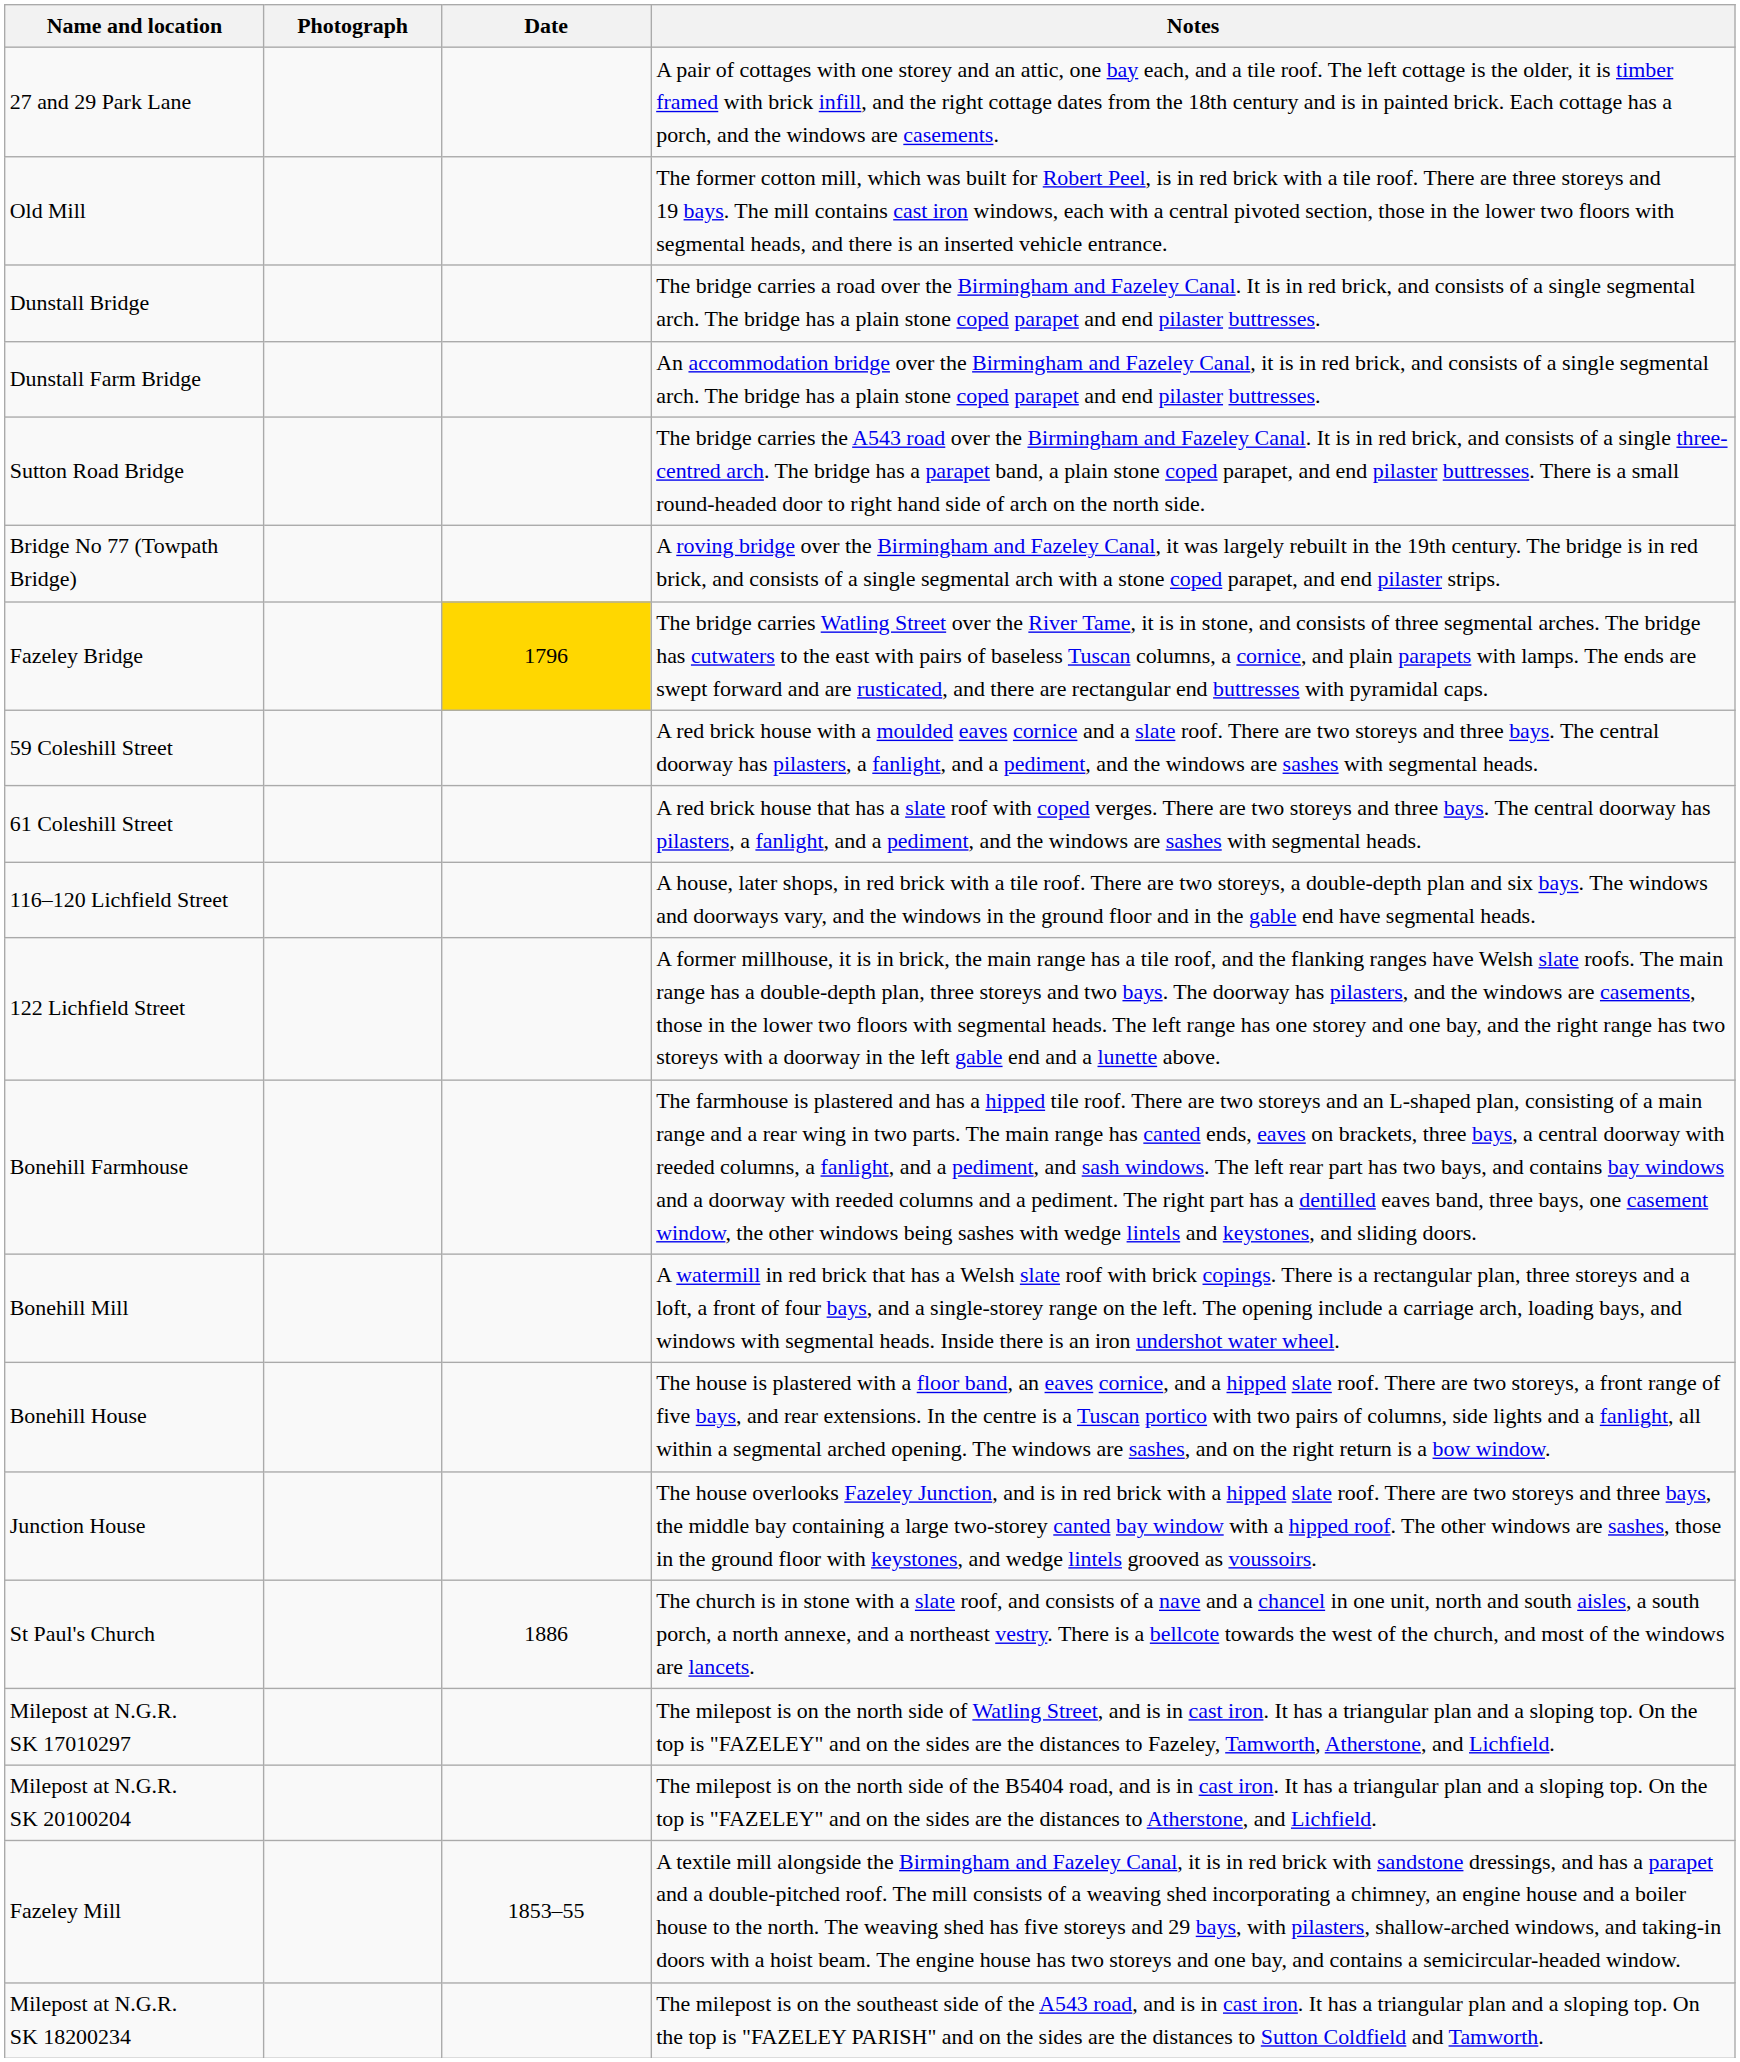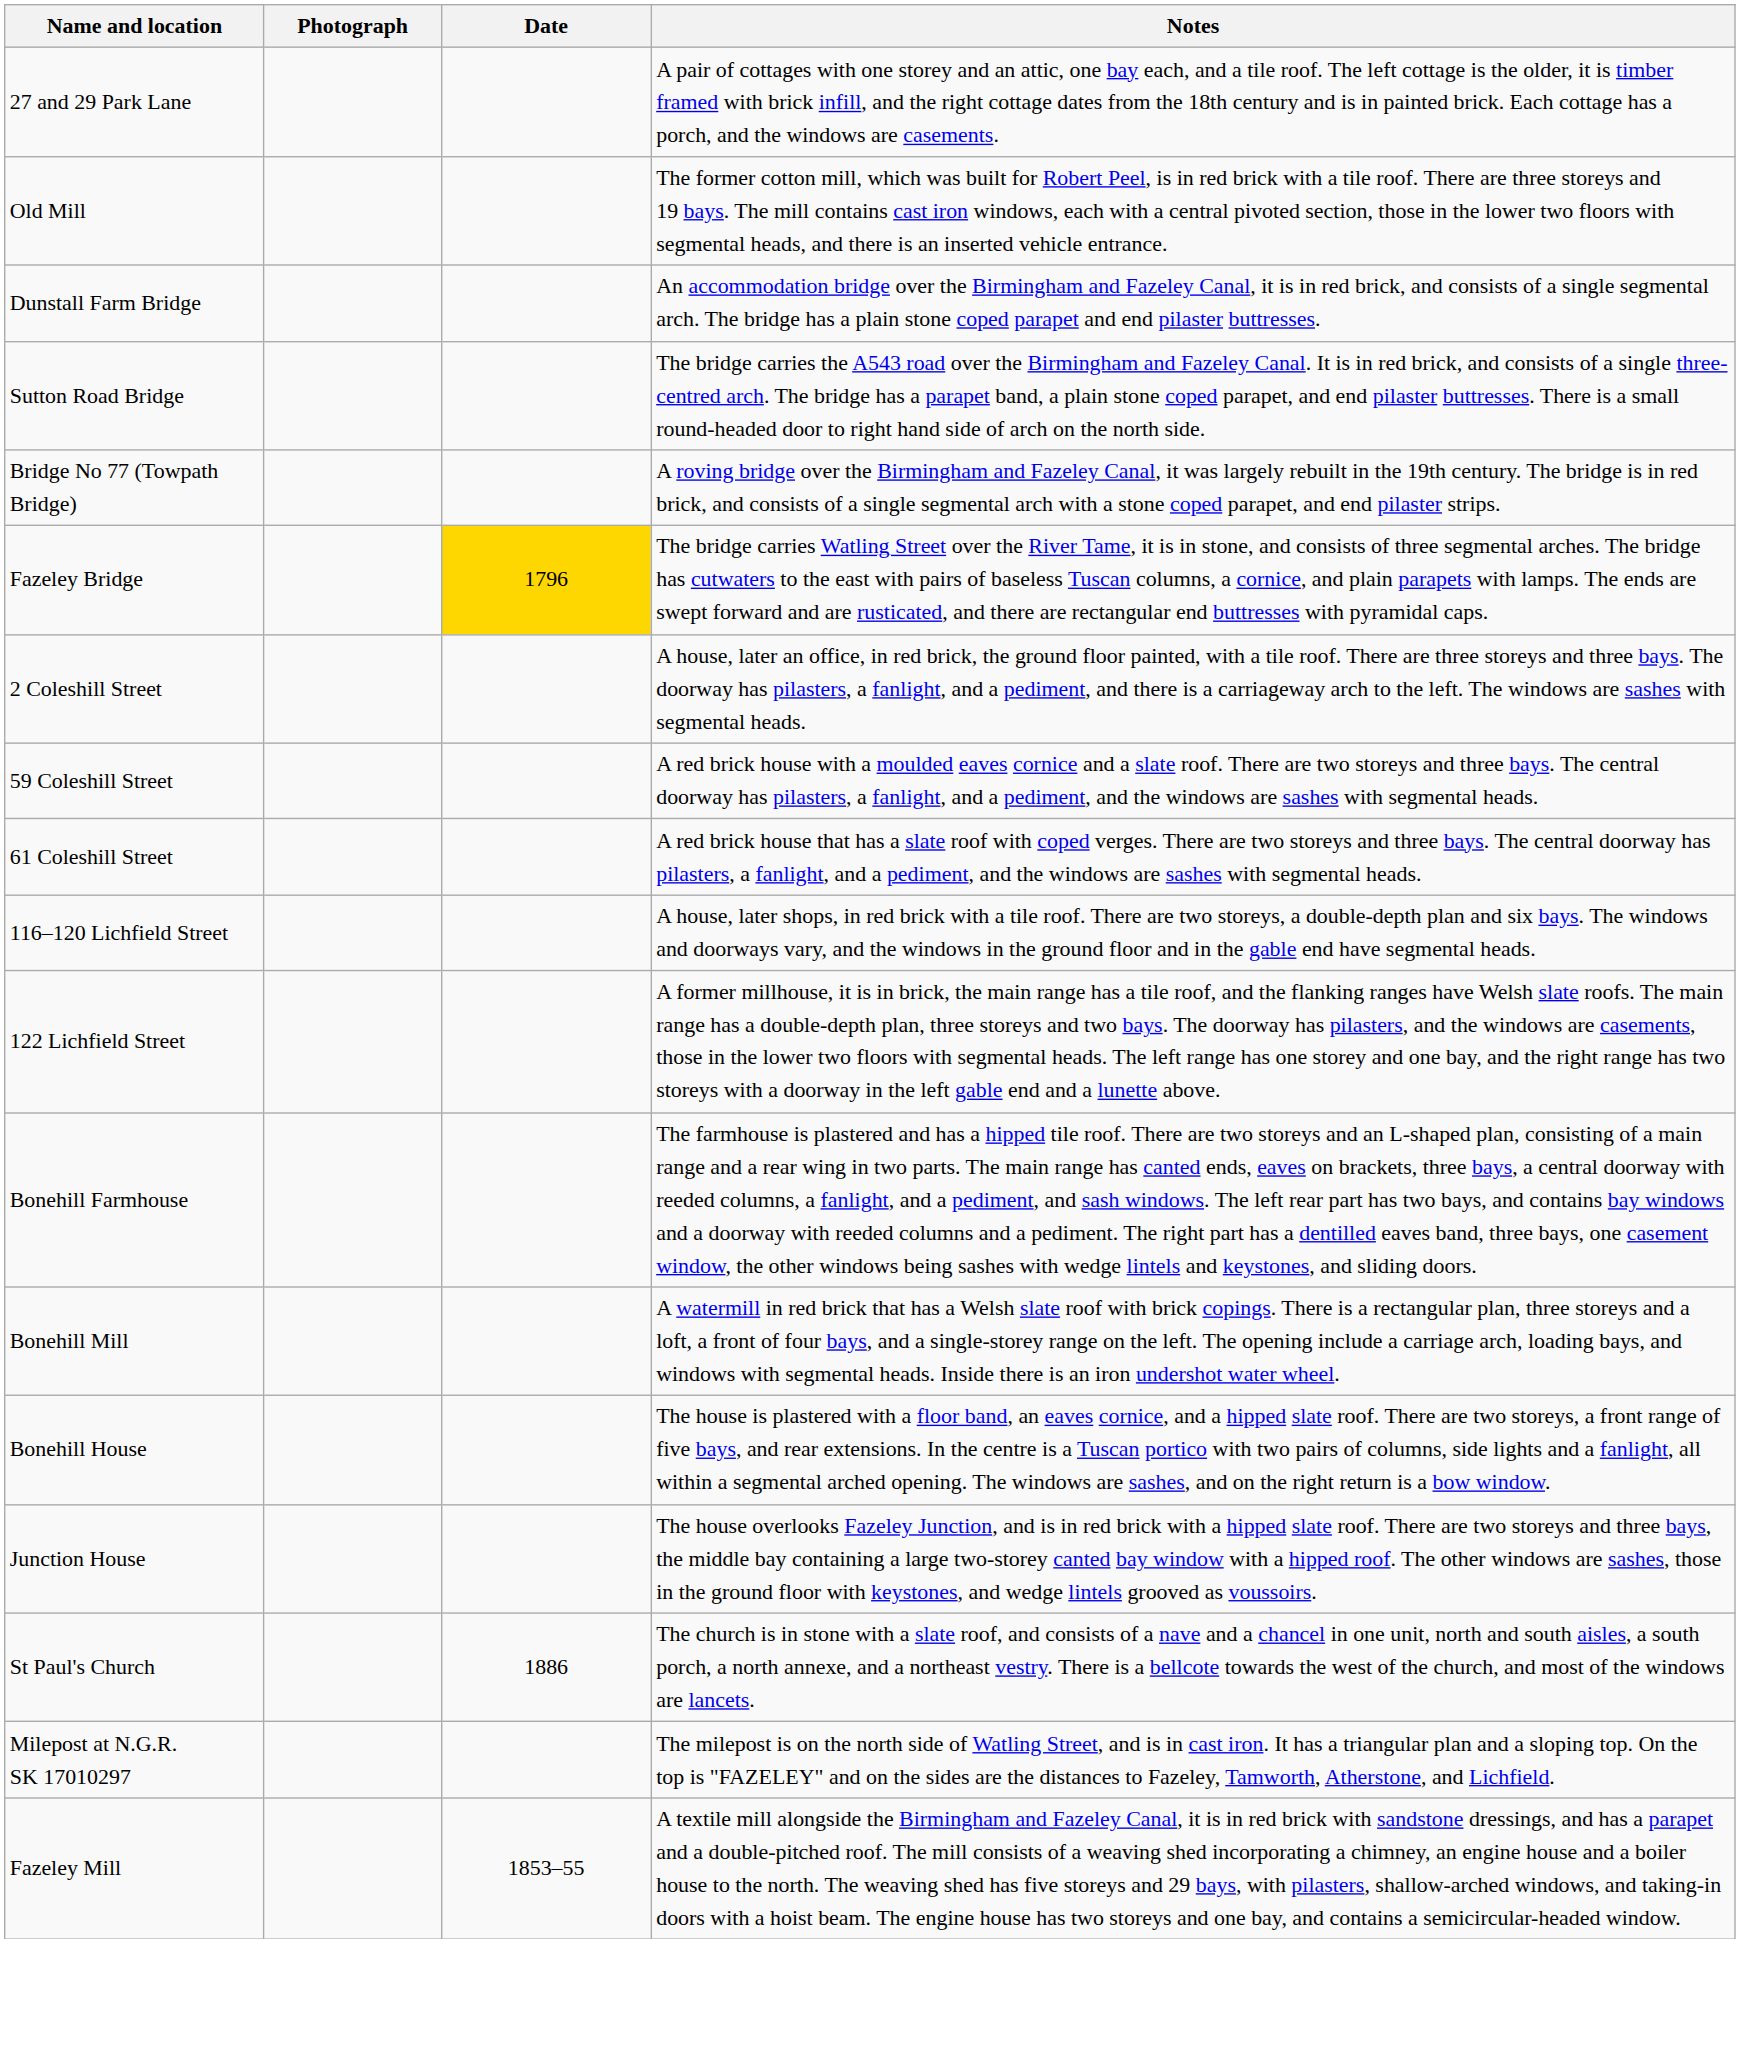- row: (79, 302)
+ row: (86, 688)
- row: (93, 1802)
- row: (93, 2020)
